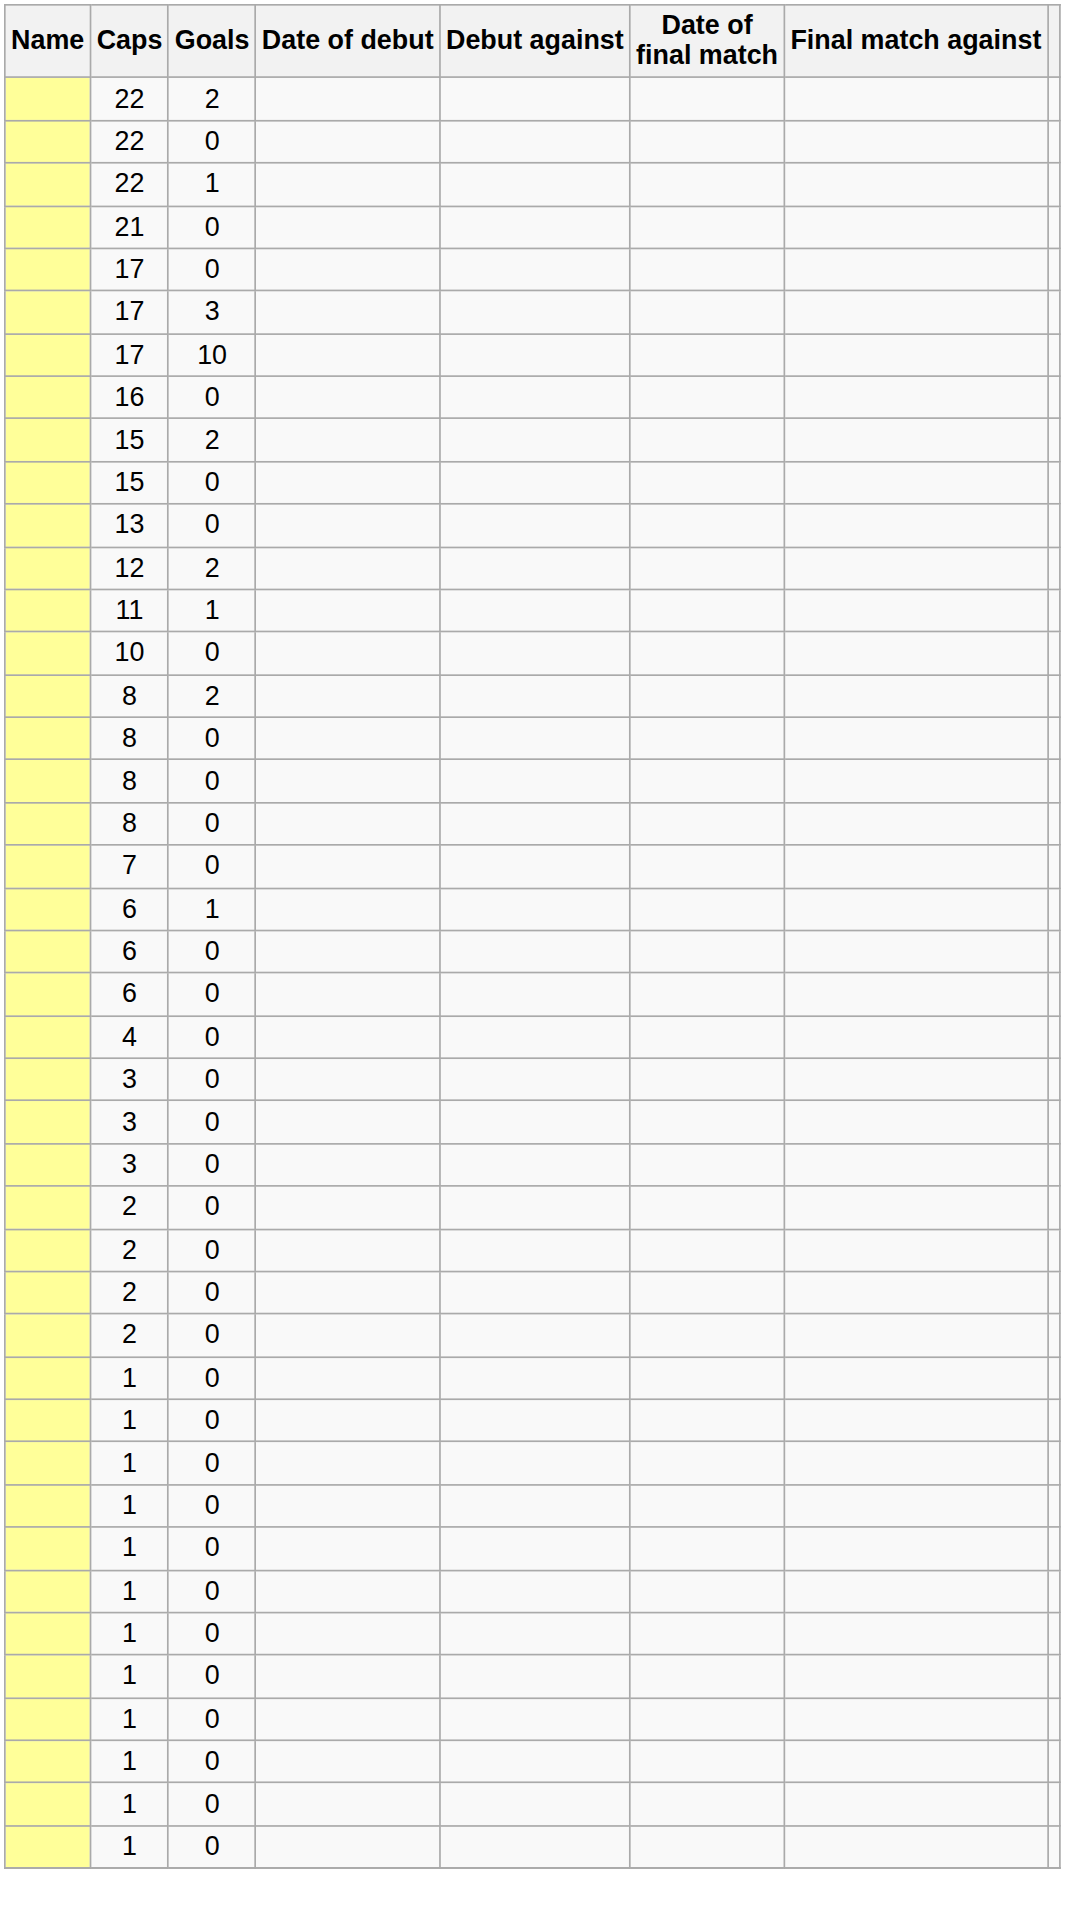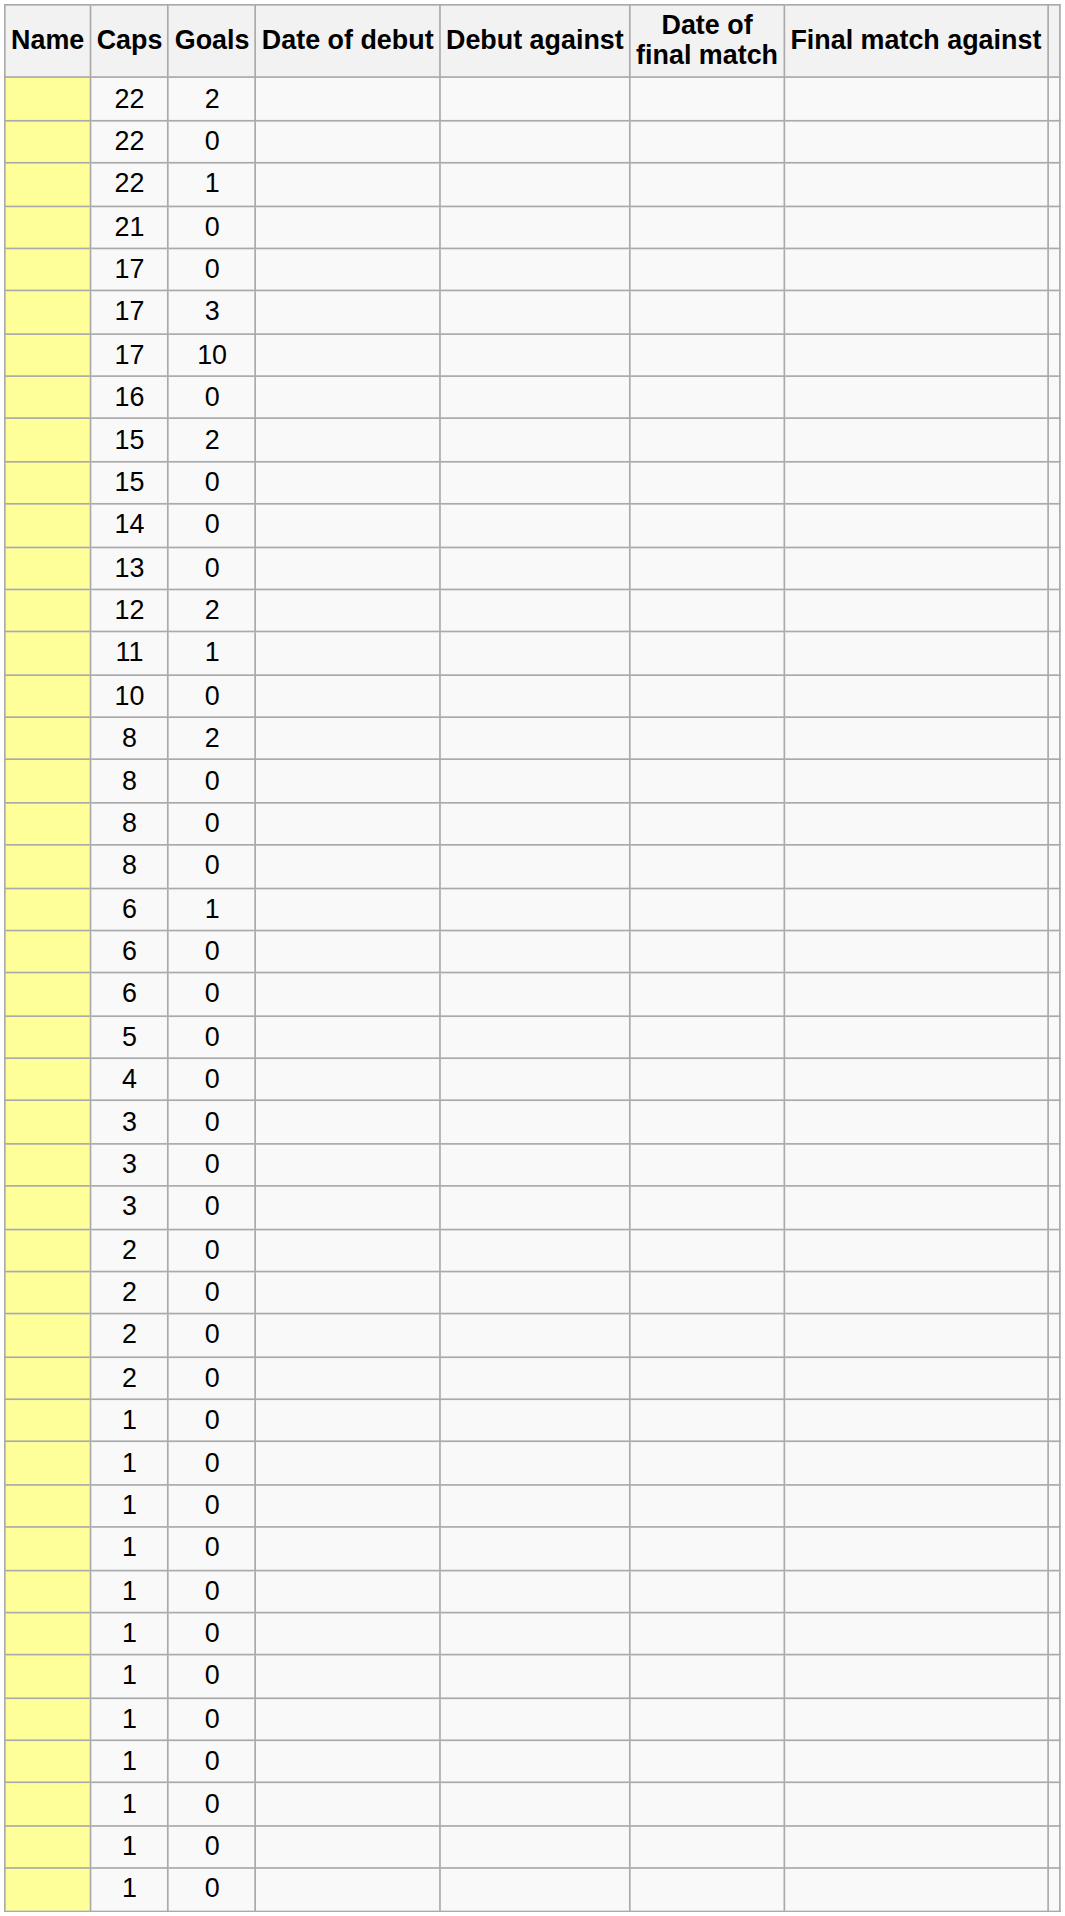+ row: (129, 524)
- row: (130, 866)
+ row: (130, 1036)
